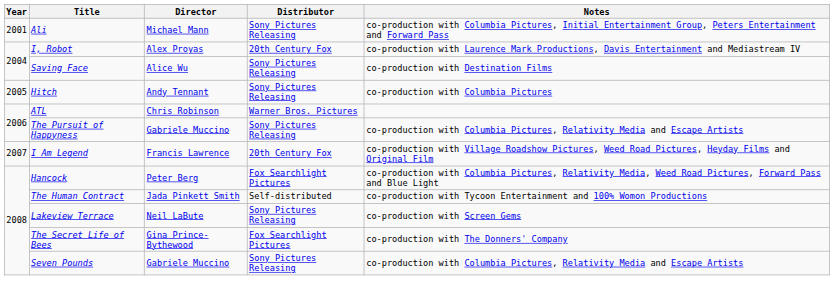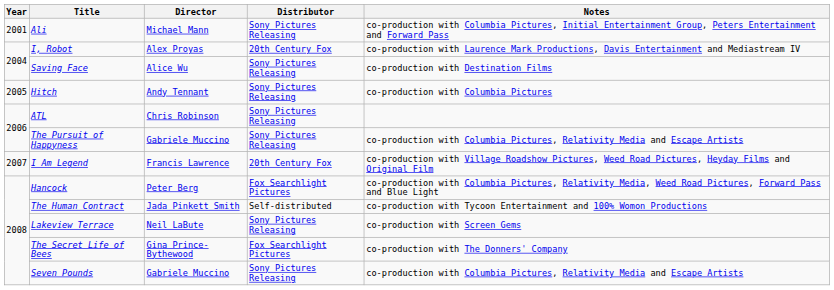(303, 111) Warner Bros. Pictures -> (283, 116) Sony Pictures Releasing
